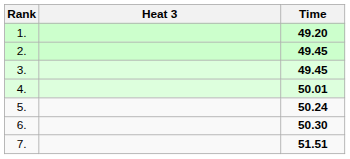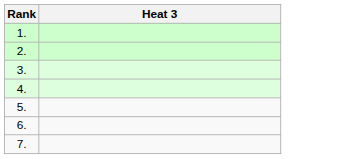- column: (313, 14)
